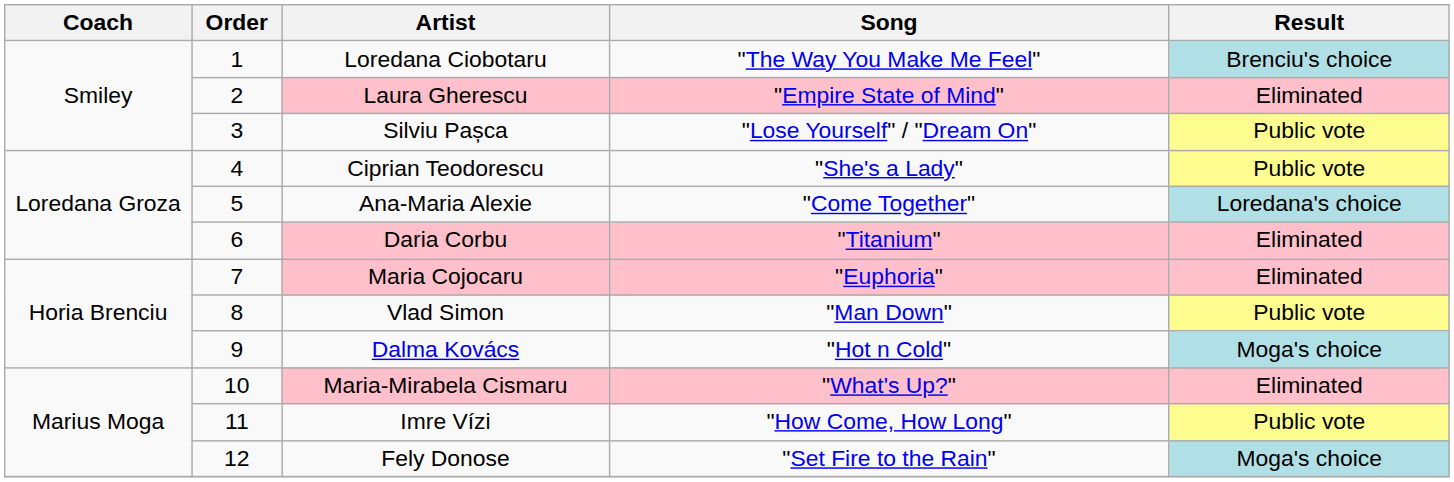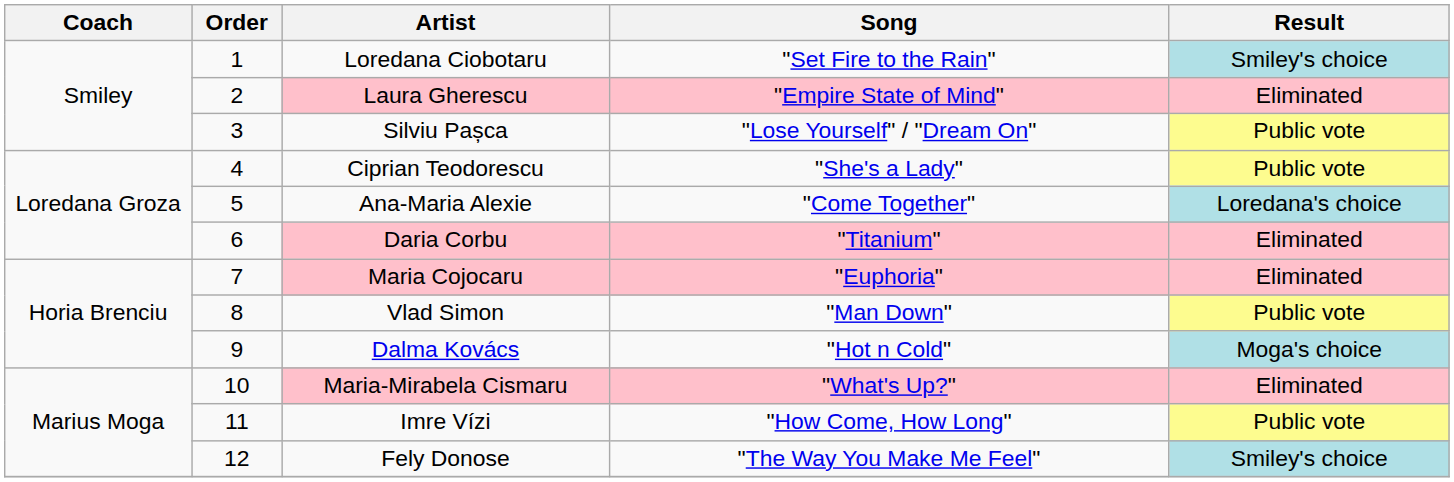(889, 58) "The Way You Make Me Feel" -> (889, 58) "Set Fire to the Rain"
(1309, 58) Brenciu's choice -> (1309, 58) Smiley's choice
(889, 458) "Set Fire to the Rain" -> (889, 458) "The Way You Make Me Feel"
(1309, 458) Moga's choice -> (1309, 458) Smiley's choice
